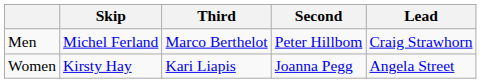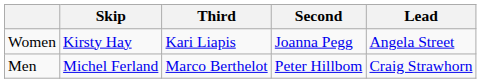rows swapped: (22, 41) <-> (32, 66)
